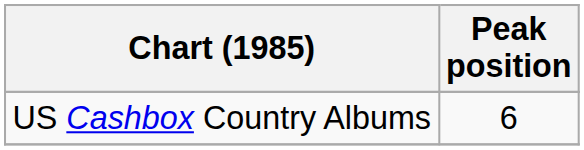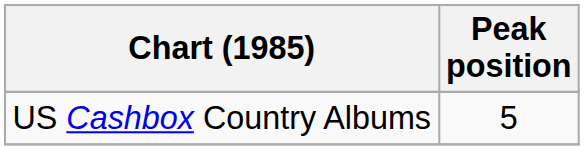(509, 117) 6 -> (509, 117) 5
